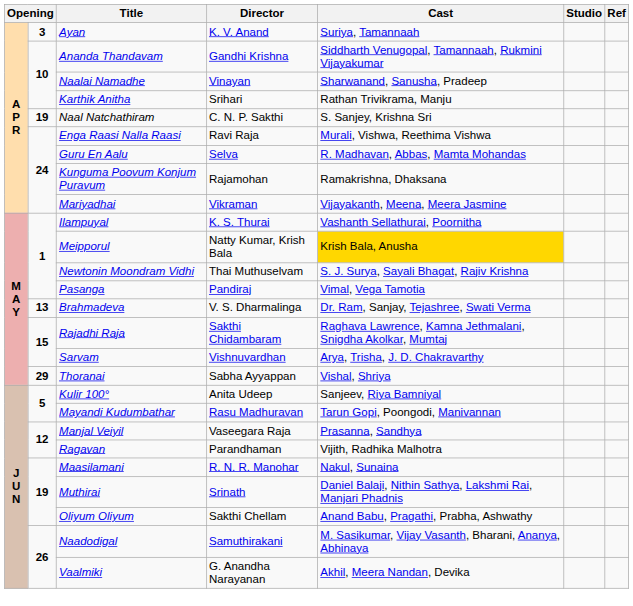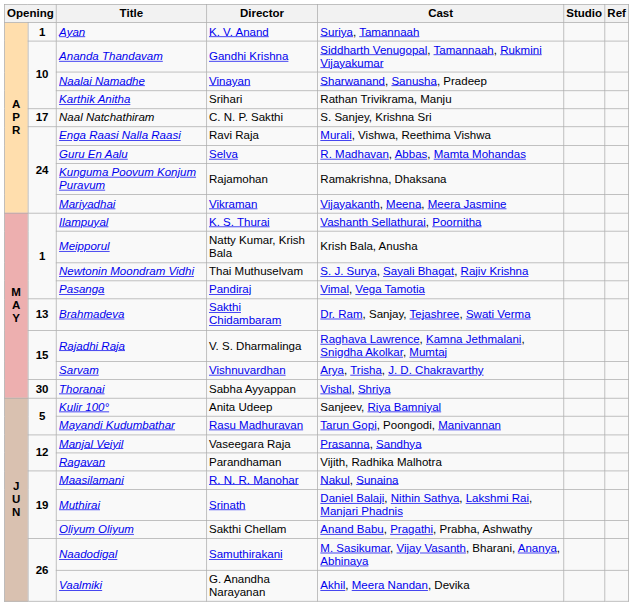(42, 31) 3 -> (42, 31) 1
(42, 117) 19 -> (42, 117) 17
(369, 247) gold background -> (369, 247) no background
(255, 308) V. S. Dharmalinga -> (245, 314) Sakthi Chidambaram
(245, 333) Sakthi Chidambaram -> (255, 346) V. S. Dharmalinga
(42, 376) 29 -> (42, 389) 30
